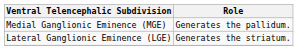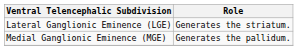rows swapped: (89, 38) <-> (86, 25)
